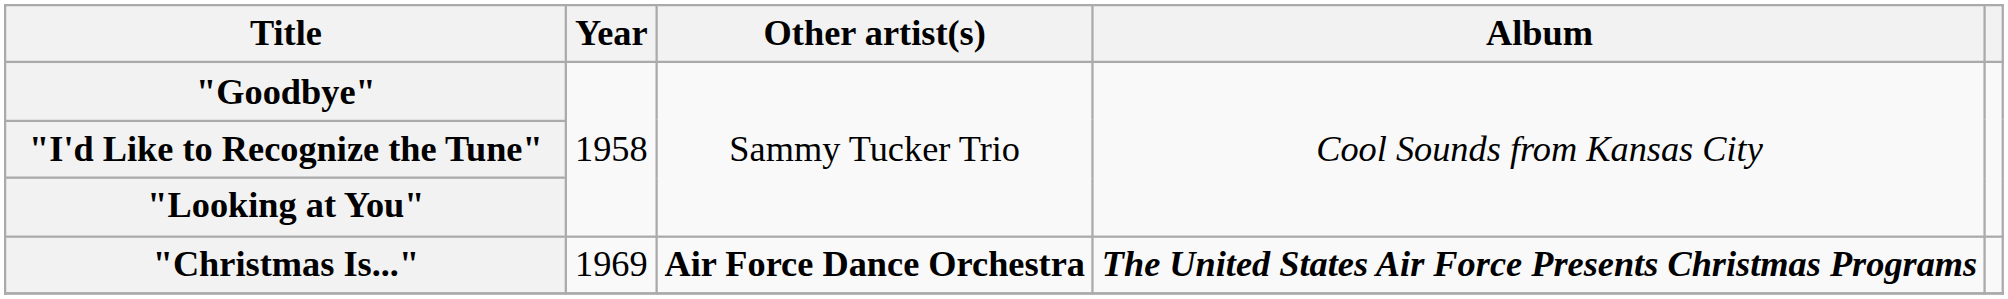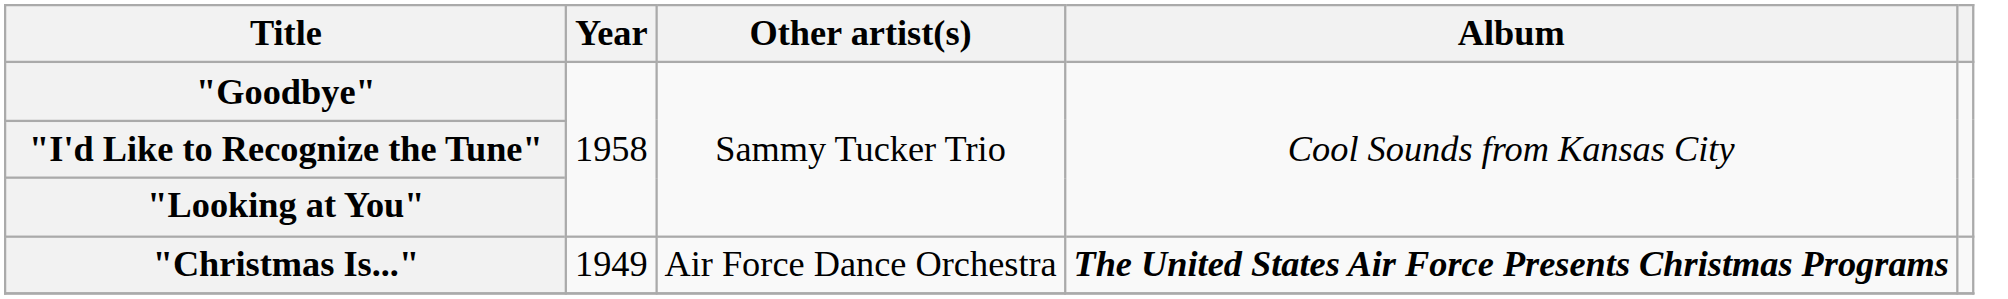(611, 263) 1969 -> (611, 263) 1949
(875, 263) bold -> (861, 263) normal
